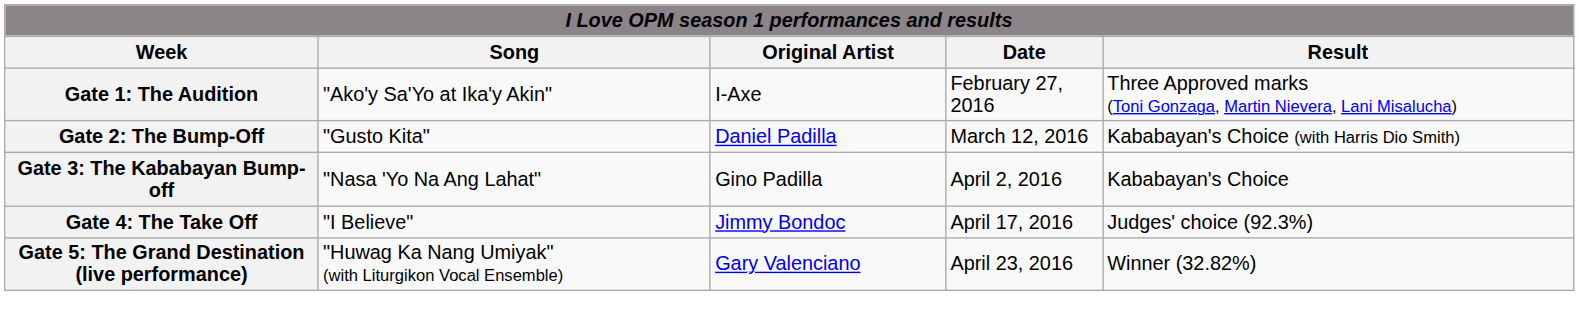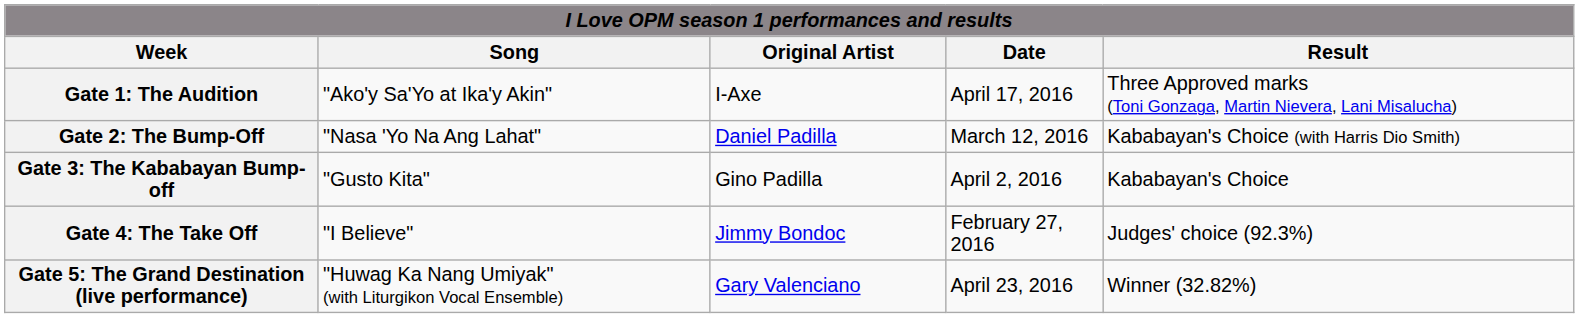(1007, 95) February 27, 2016 -> (1012, 95) April 17, 2016
(376, 137) "Gusto Kita" -> (432, 137) "Nasa 'Yo Na Ang Lahat"
(432, 179) "Nasa 'Yo Na Ang Lahat" -> (376, 179) "Gusto Kita"
(1012, 222) April 17, 2016 -> (1007, 233) February 27, 2016
